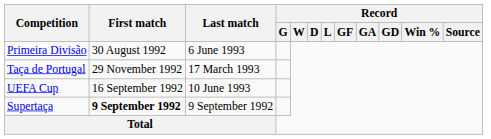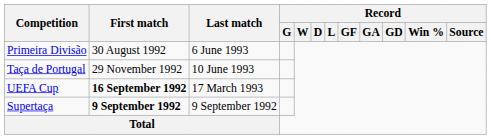(224, 69) 17 March 1993 -> (223, 69) 10 June 1993
(137, 87) normal -> (139, 87) bold
(219, 87) 10 June 1993 -> (227, 87) 17 March 1993
